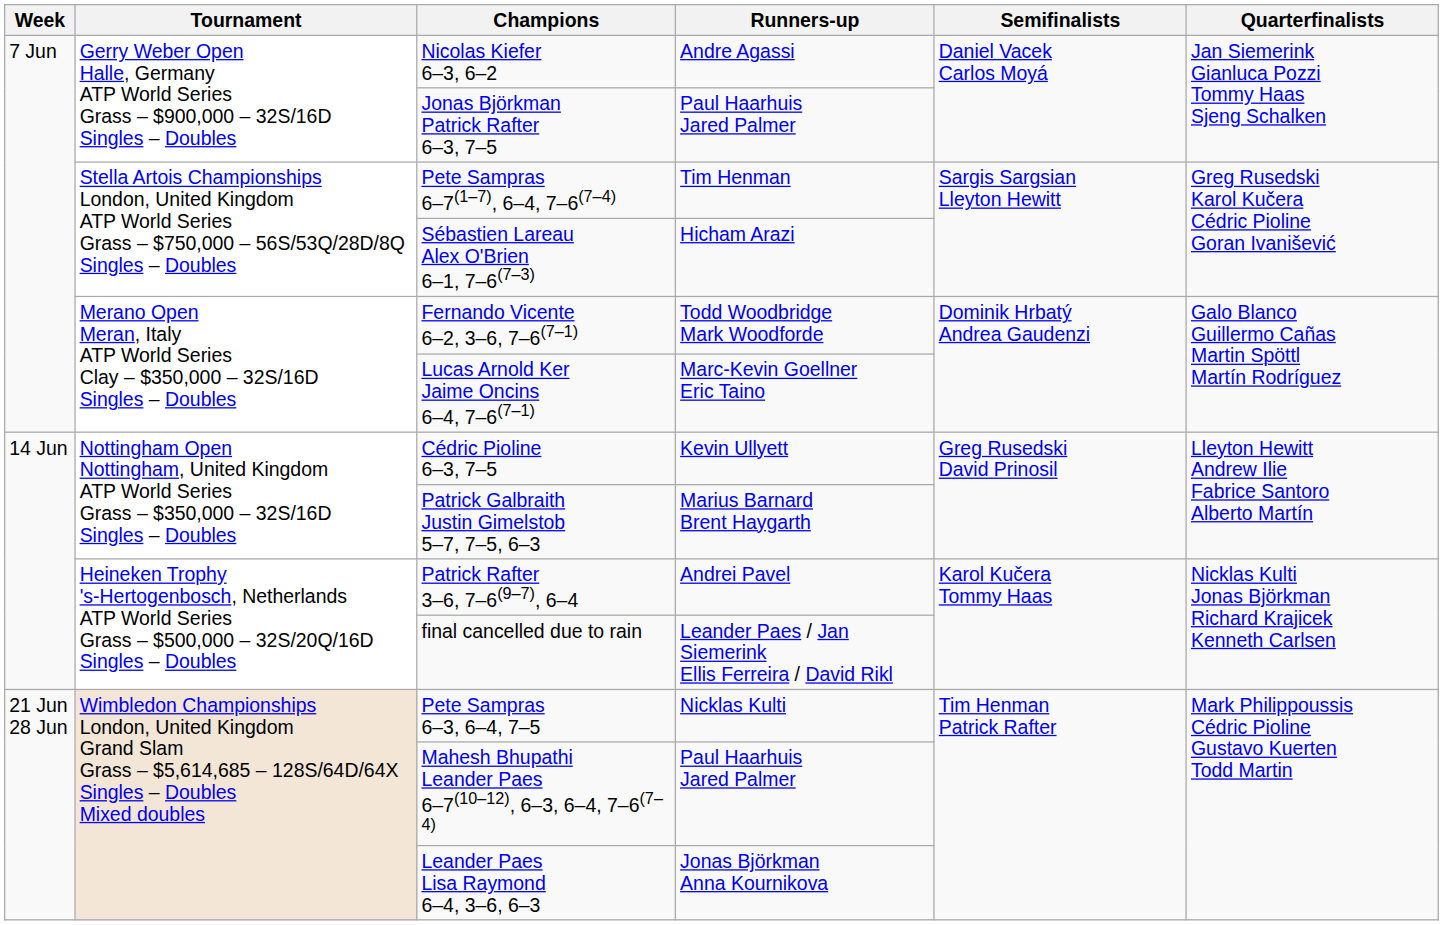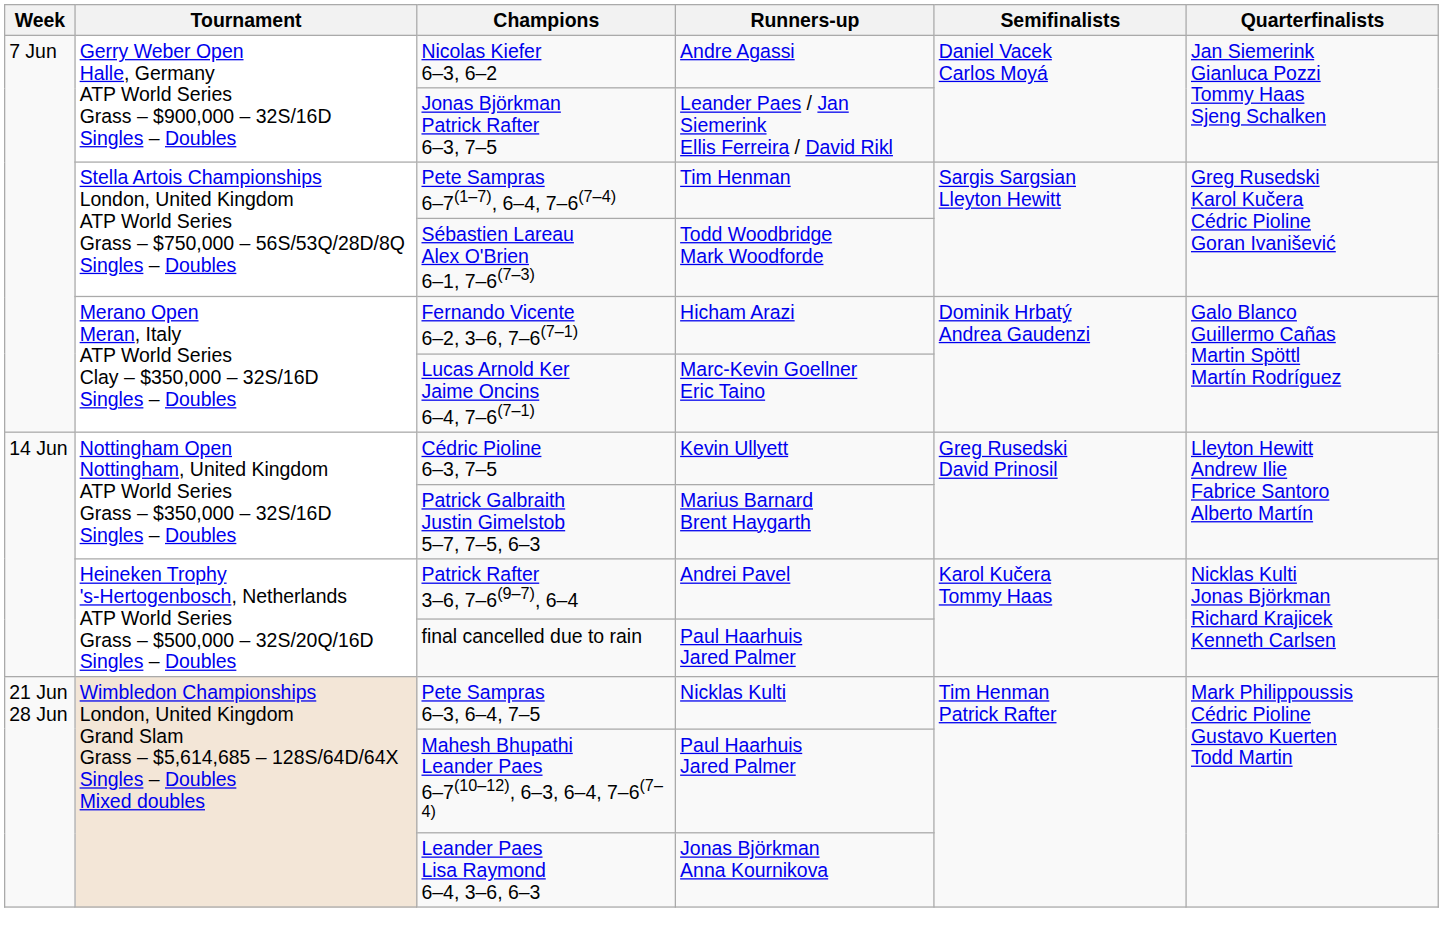(741, 114) Paul Haarhuis Jared Palmer -> (787, 125) Leander Paes / Jan Siemerink Ellis Ferreira / David Rikl
(737, 234) Hicham Arazi -> (756, 245) Todd Woodbridge Mark Woodforde
(756, 324) Todd Woodbridge Mark Woodforde -> (737, 313) Hicham Arazi
(787, 652) Leander Paes / Jan Siemerink Ellis Ferreira / David Rikl -> (741, 646) Paul Haarhuis Jared Palmer
